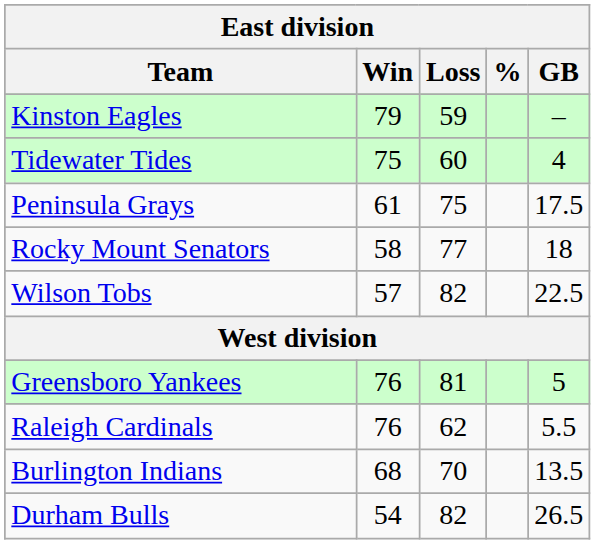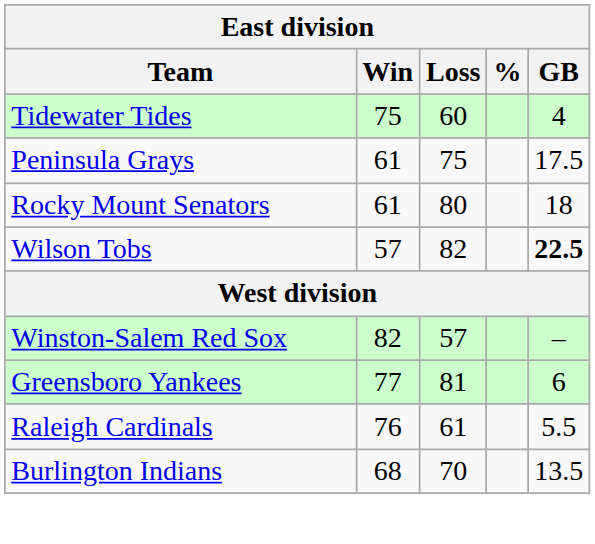- row: (96, 115)
(388, 248) 58 -> (388, 204) 61
(453, 248) 77 -> (453, 204) 80
(559, 293) normal -> (559, 248) bold
+ row: (149, 337)
(388, 381) 76 -> (388, 381) 77
(559, 381) 5 -> (559, 381) 6
(453, 426) 62 -> (453, 426) 61
- row: (90, 515)
